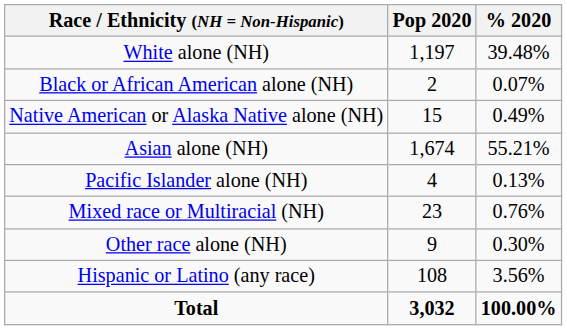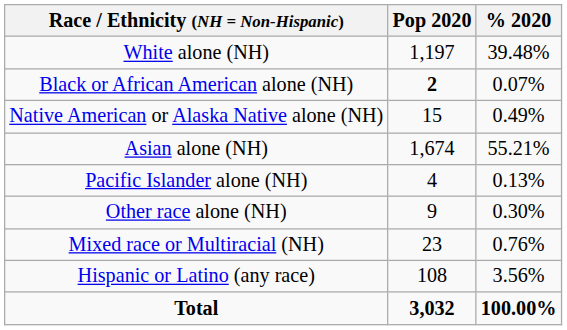(432, 84) normal -> (432, 84) bold
rows swapped: (196, 244) <-> (196, 212)
